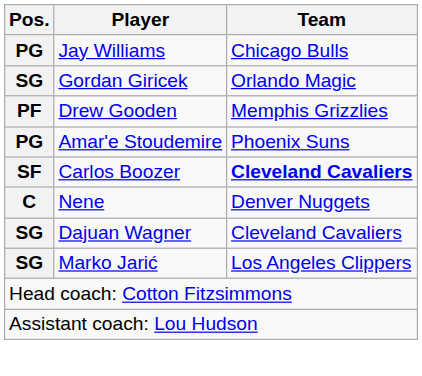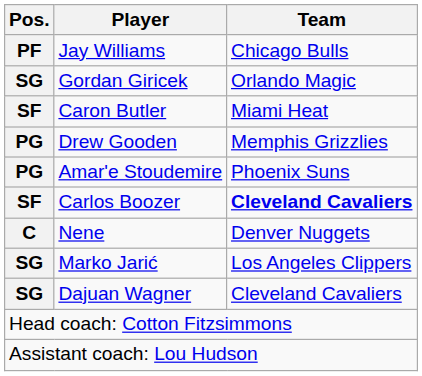(29, 50) PG -> (29, 50) PF
+ row: (112, 111)
(29, 111) PF -> (29, 141) PG
rows swapped: (108, 263) <-> (125, 232)
